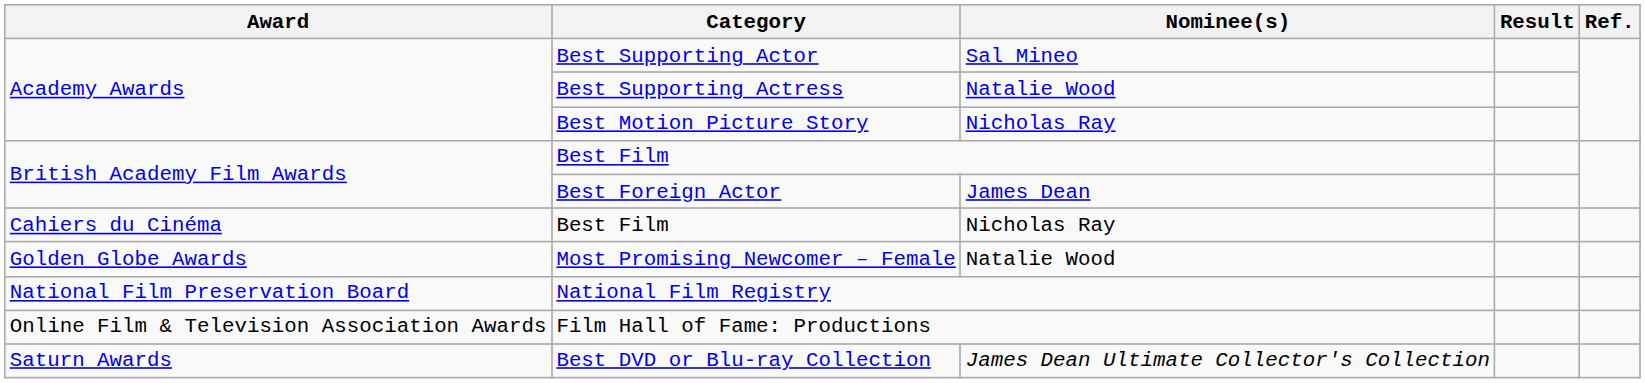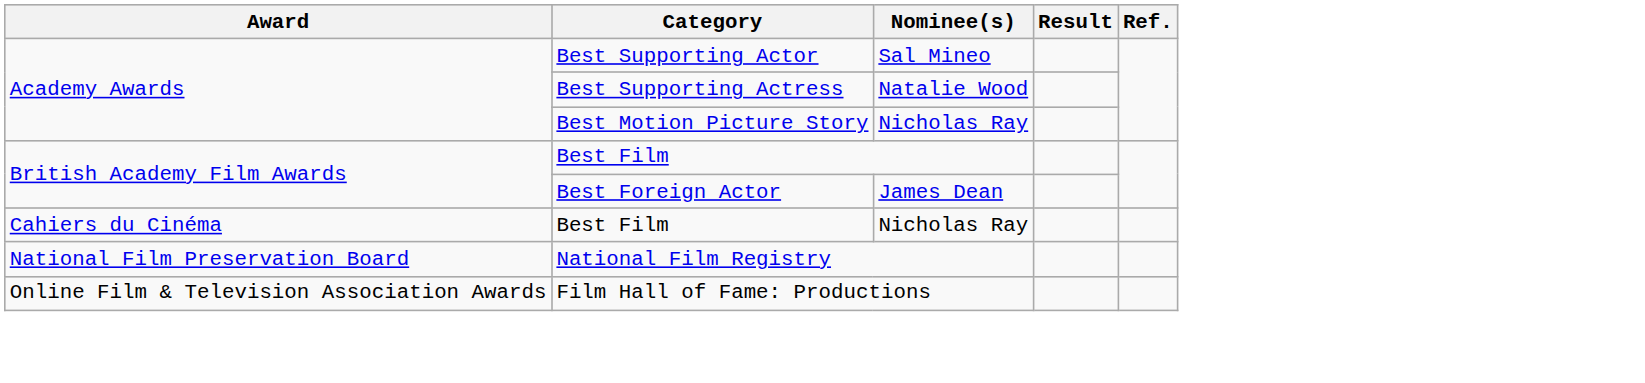- row: (756, 259)
- row: (744, 361)
